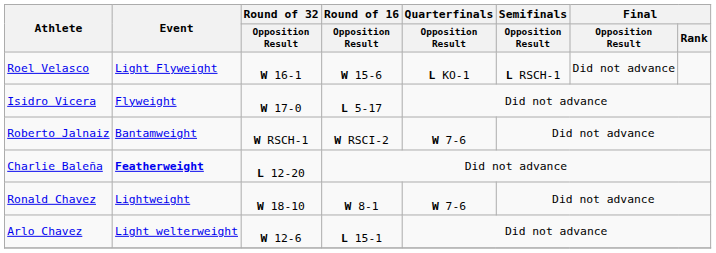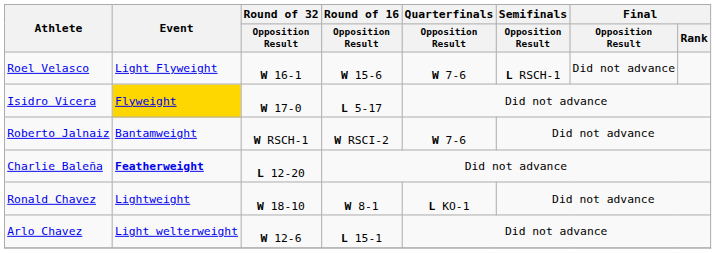(449, 75) L KO-1 -> (449, 75) W 7-6
(146, 100) no background -> (146, 100) gold background
(449, 205) W 7-6 -> (449, 205) L KO-1
